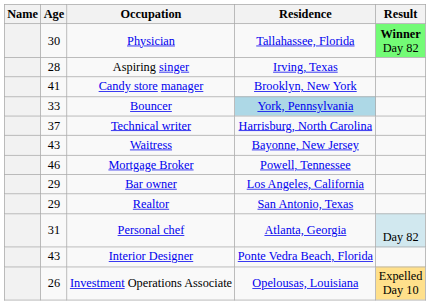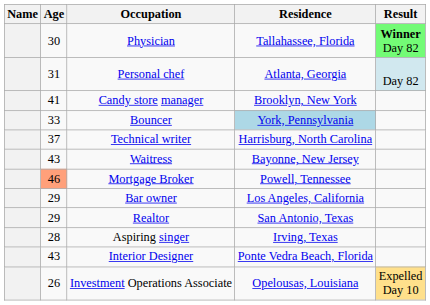rows swapped: (151, 230) <-> (151, 67)
(54, 164) no background -> (54, 178) lightsalmon background
